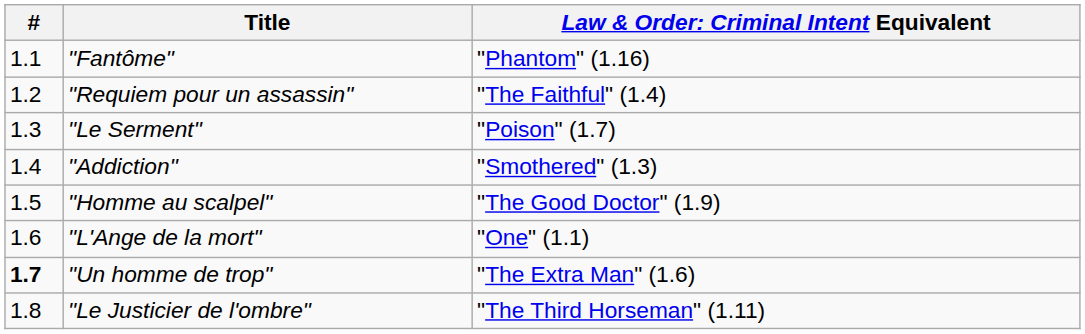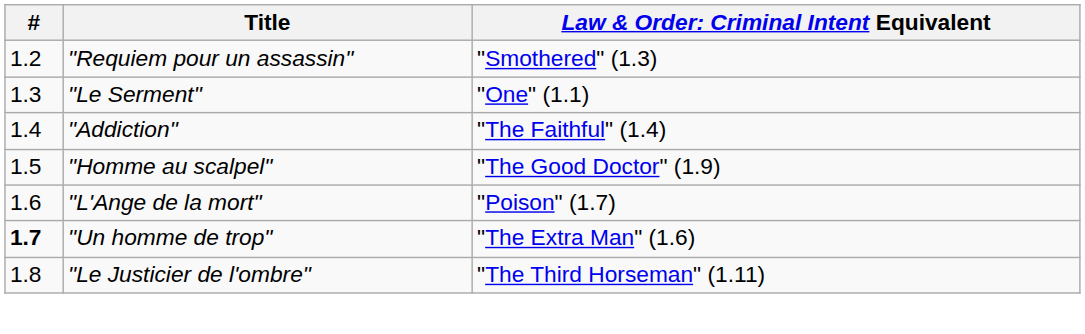- row: (121, 58)
(572, 94) "The Faithful" (1.4) -> (567, 58) "Smothered" (1.3)
(546, 130) "Poison" (1.7) -> (533, 94) "One" (1.1)
(567, 166) "Smothered" (1.3) -> (572, 130) "The Faithful" (1.4)
(533, 238) "One" (1.1) -> (546, 202) "Poison" (1.7)
